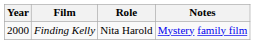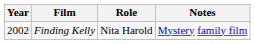(18, 30) 2000 -> (18, 30) 2002
